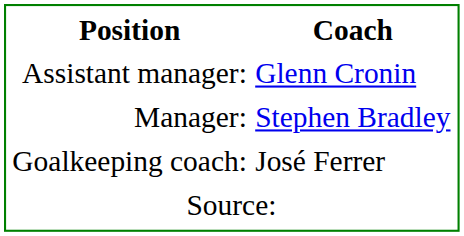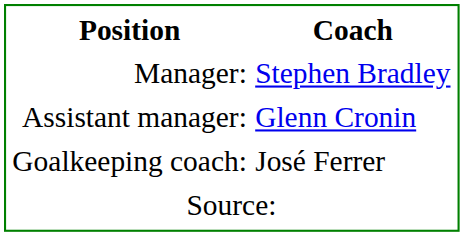rows swapped: (190, 117) <-> (134, 73)
